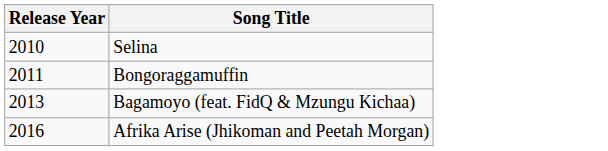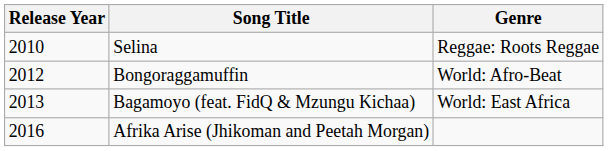+ column: (518, 18)
(26, 74) 2011 -> (26, 74) 2012
